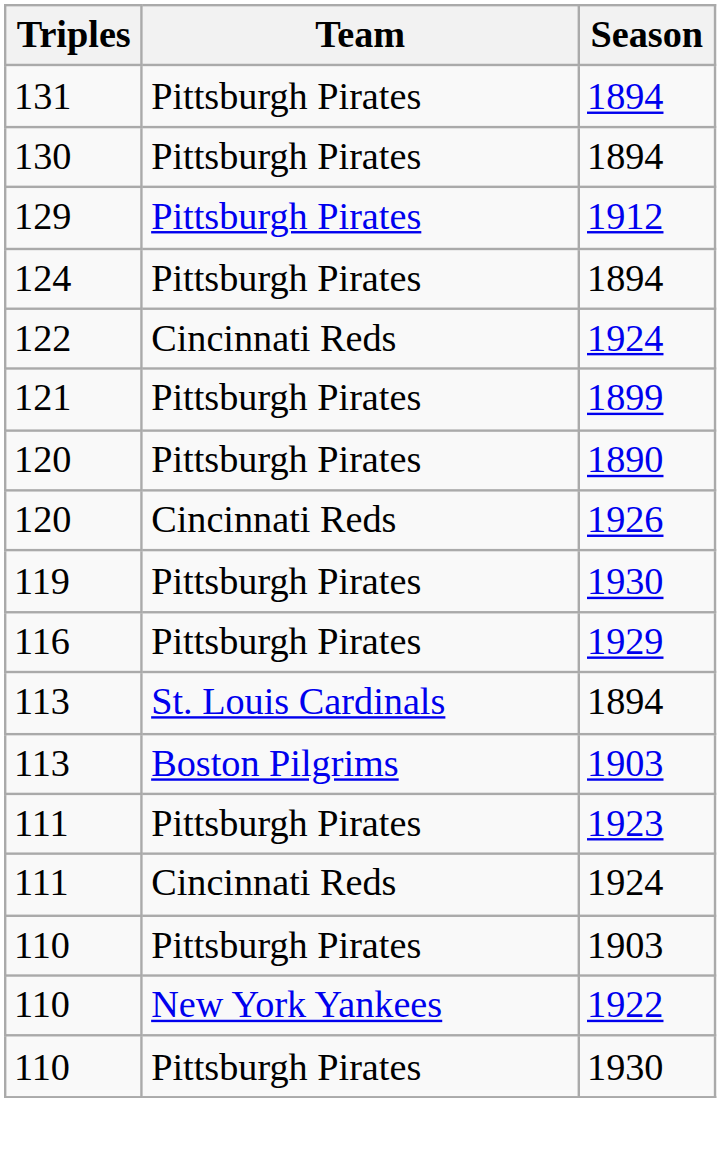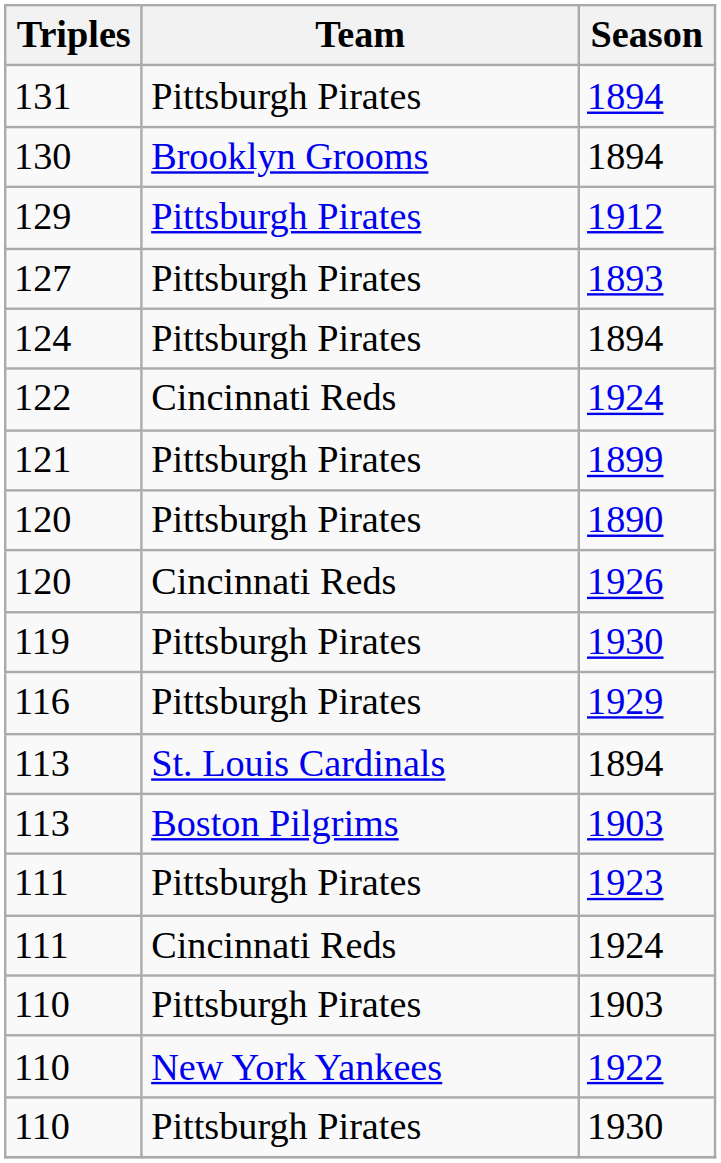(286, 156) Pittsburgh Pirates -> (290, 156) Brooklyn Grooms
+ row: (43, 277)
